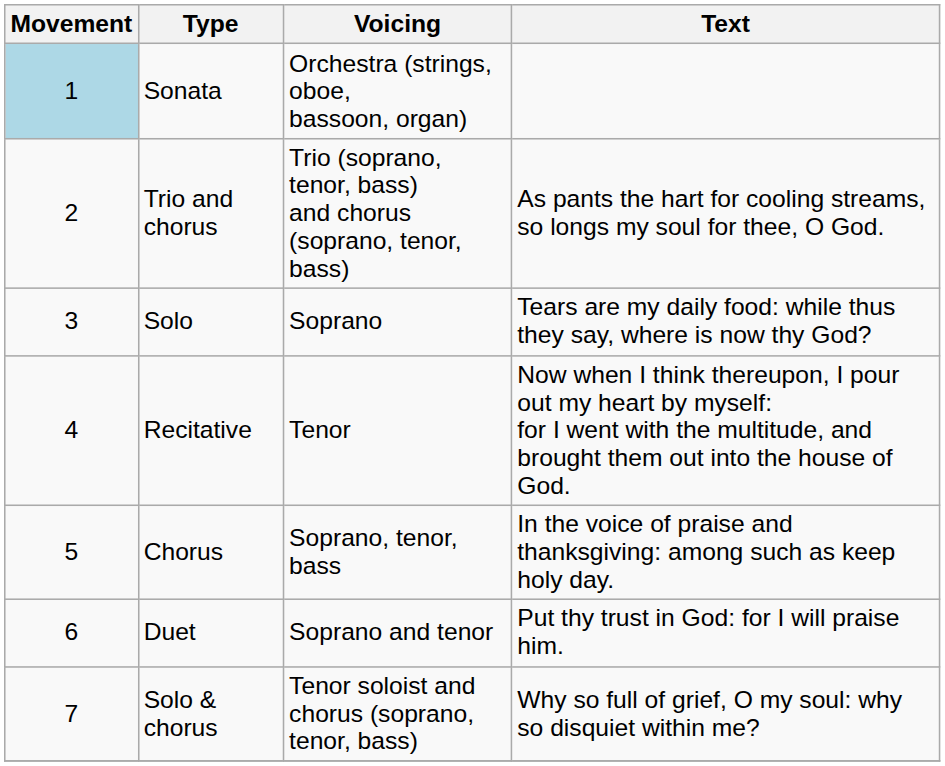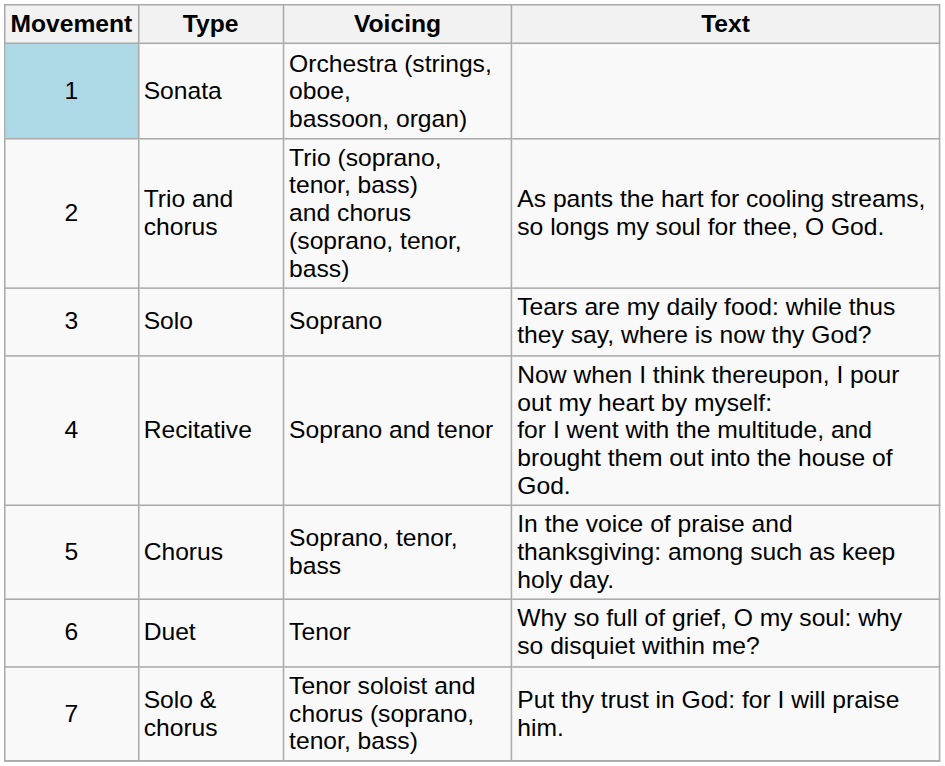(320, 429) Tenor -> (391, 429) Soprano and tenor
(391, 632) Soprano and tenor -> (320, 632) Tenor
(708, 632) Put thy trust in God: for I will praise him. -> (710, 632) Why so full of grief, O my soul: why so disquiet within me?
(710, 713) Why so full of grief, O my soul: why so disquiet within me? -> (708, 713) Put thy trust in God: for I will praise him.
